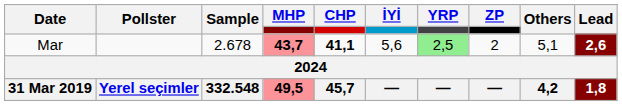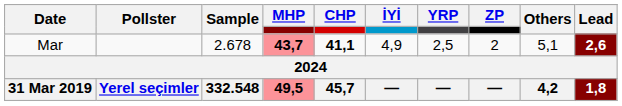(392, 44) 5,6 -> (392, 44) 4,9
(443, 44) lightgreen background -> (443, 44) no background
